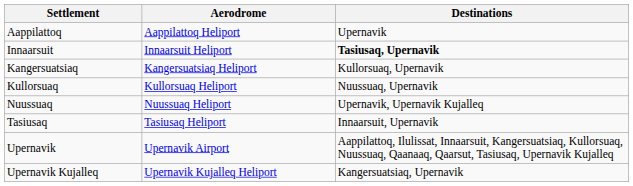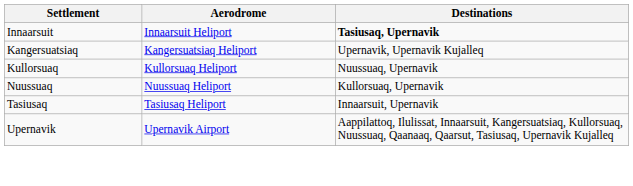- row: (34, 31)
(391, 68) Kullorsuaq, Upernavik -> (411, 50) Upernavik, Upernavik Kujalleq
(411, 104) Upernavik, Upernavik Kujalleq -> (391, 86) Kullorsuaq, Upernavik
- row: (53, 172)
